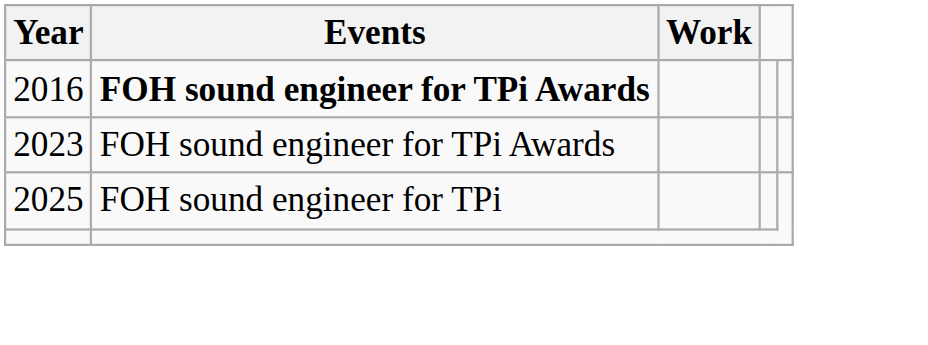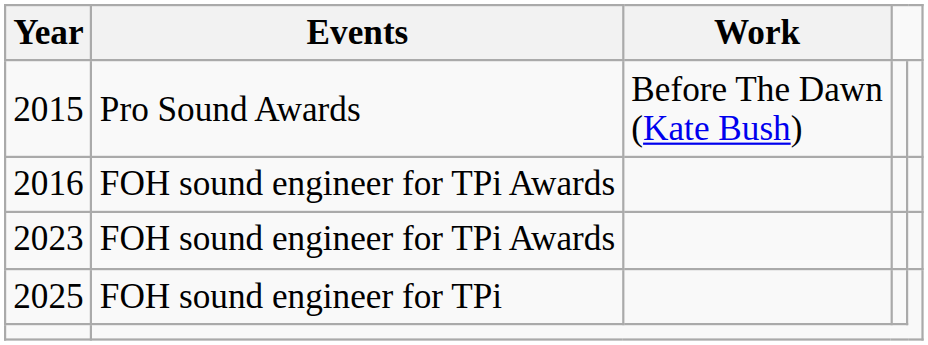+ row: (48, 108)
(375, 88) bold -> (357, 183) normal
